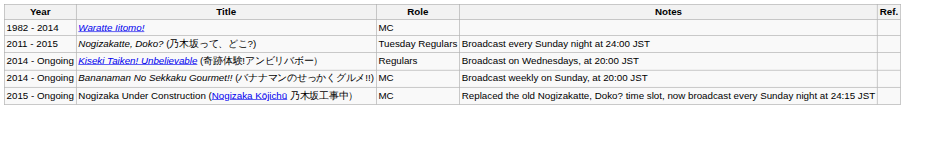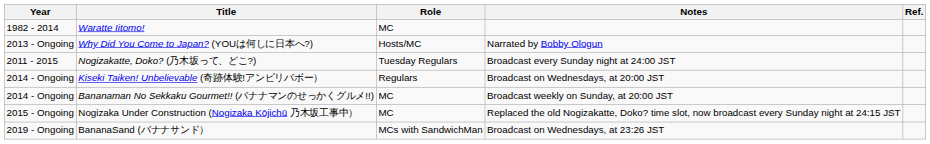+ row: (196, 43)
+ row: (144, 130)
